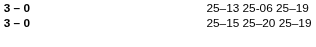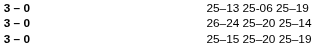+ row: (259, 23)
